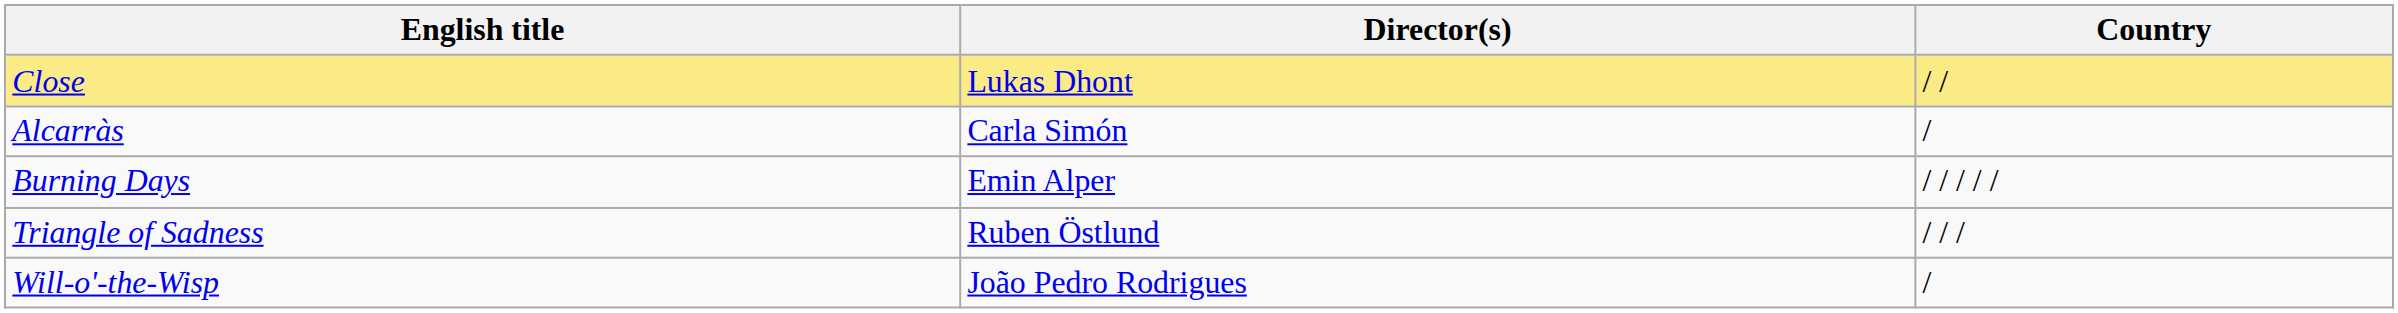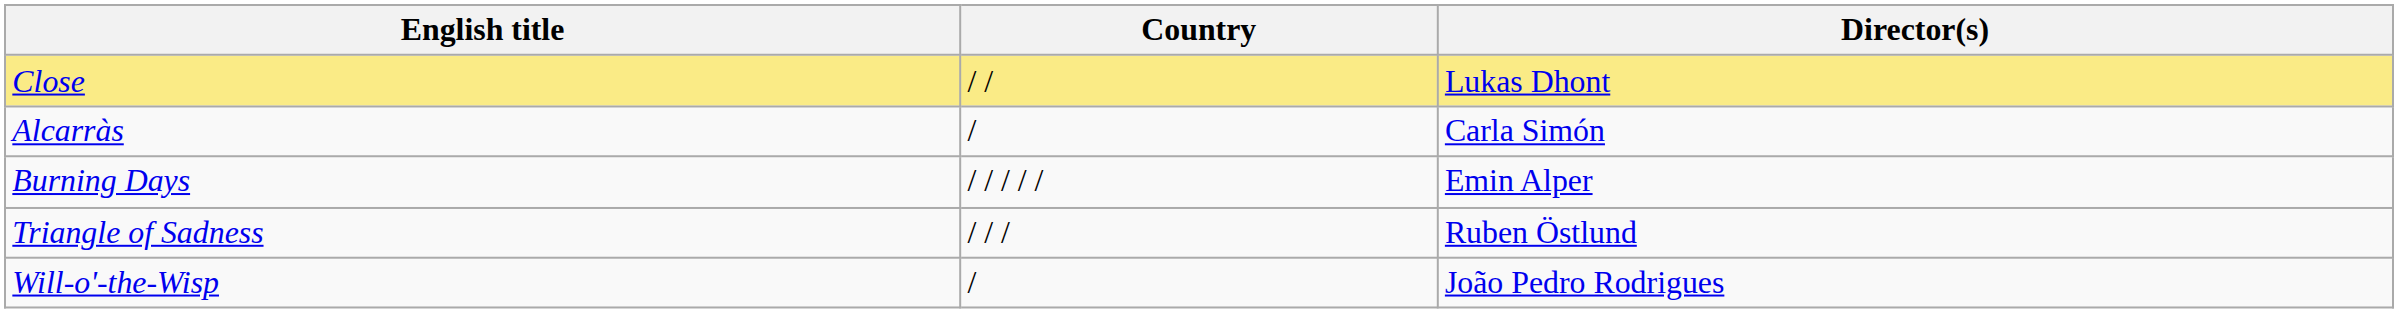columns swapped: (1438, 29) <-> (2154, 29)
